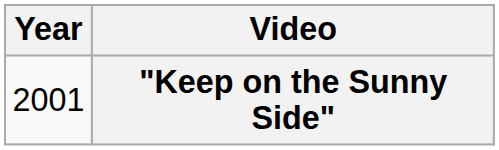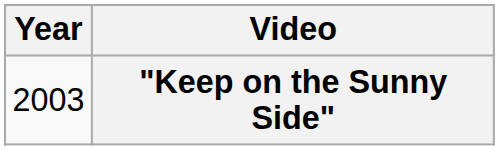(48, 99) 2001 -> (48, 99) 2003
